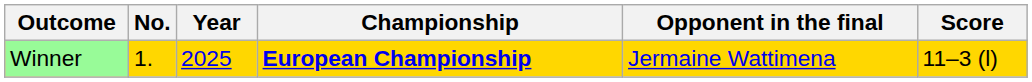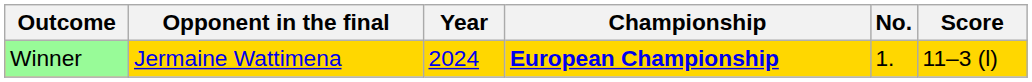columns swapped: (152, 22) <-> (770, 22)
(206, 58) 2025 -> (454, 58) 2024
